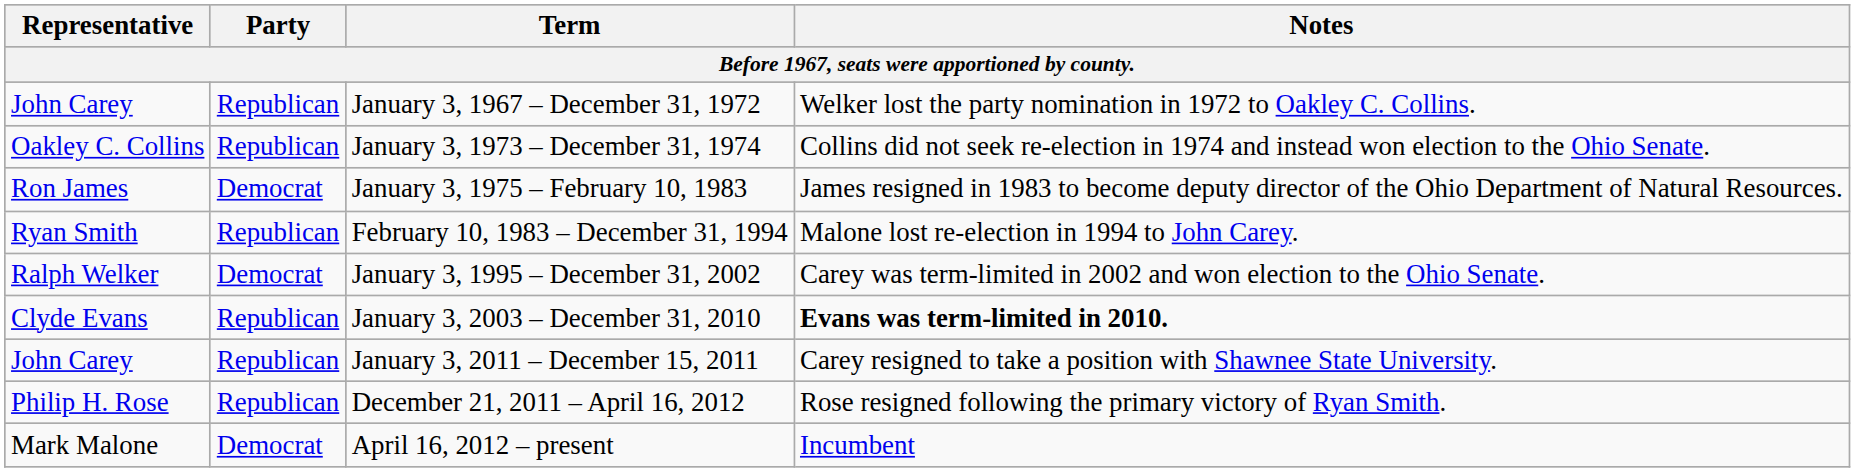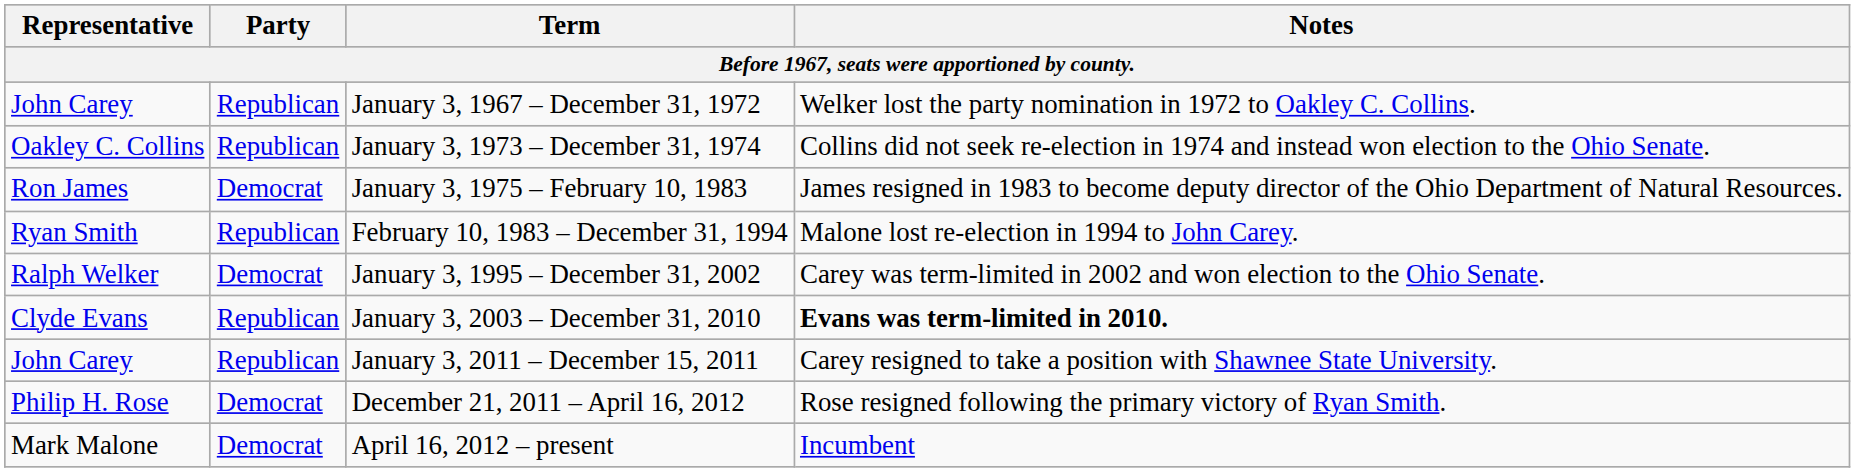(278, 402) Republican -> (270, 402) Democrat
